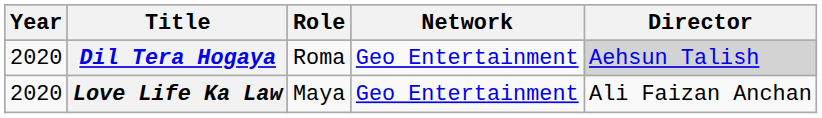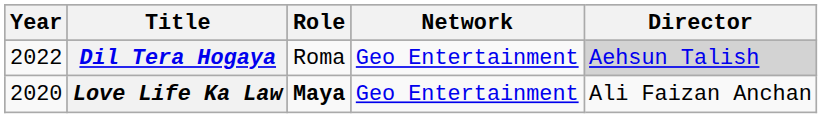(36, 58) 2020 -> (36, 58) 2022
(319, 94) normal -> (319, 94) bold
